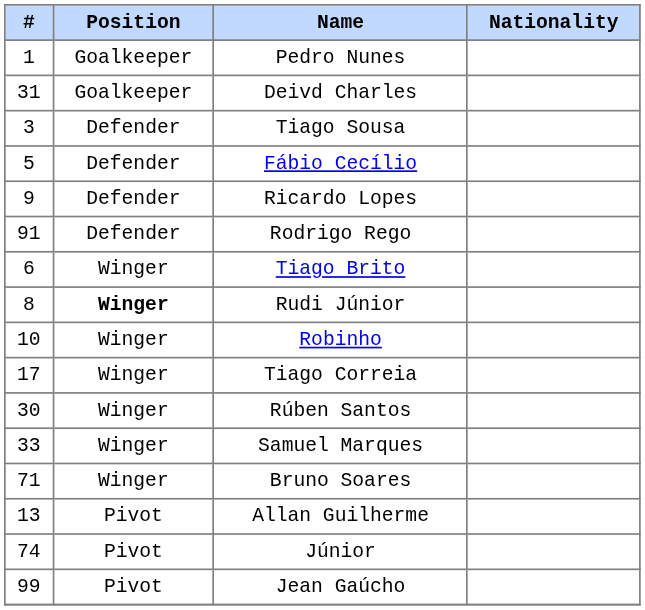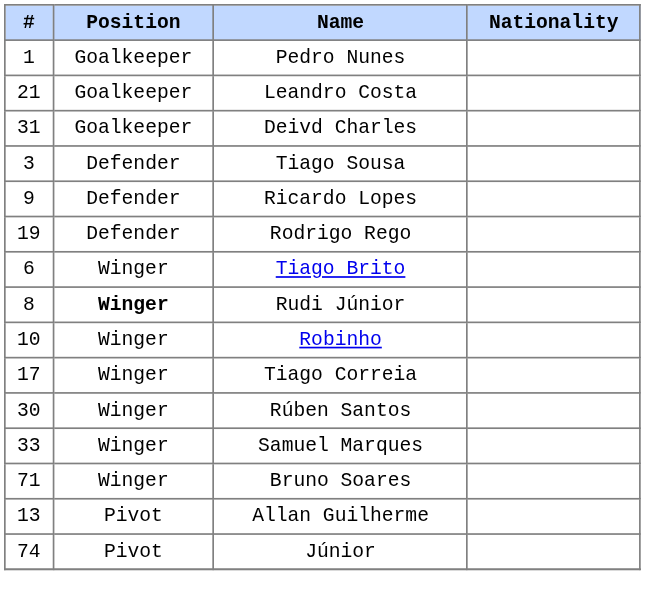+ row: (341, 93)
- row: (341, 164)
(29, 234) 91 -> (29, 234) 19
- row: (341, 587)
